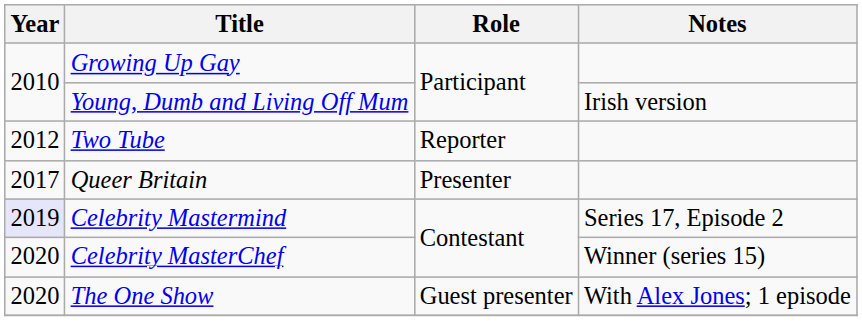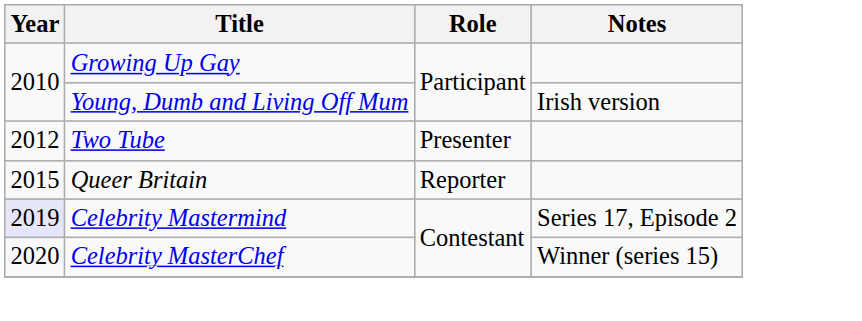(463, 140) Reporter -> (465, 140) Presenter
(35, 179) 2017 -> (35, 179) 2015
(465, 179) Presenter -> (463, 179) Reporter
- row: (142, 295)
